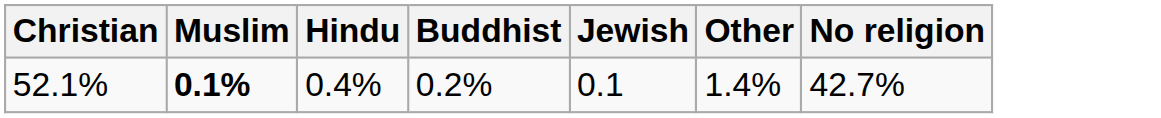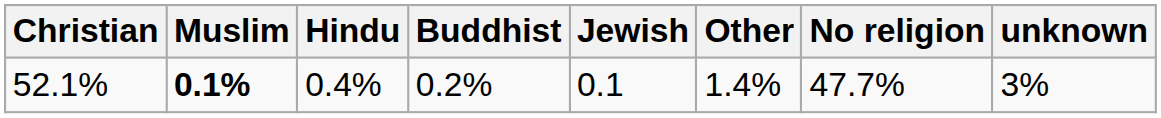+ column: (1074, 31)
(857, 84) 42.7% -> (857, 84) 47.7%
